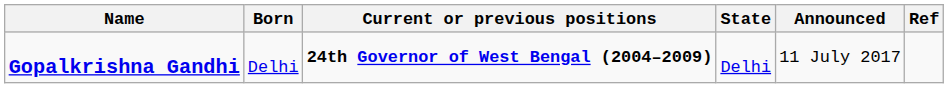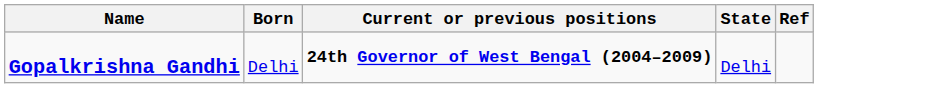- column: (840, 18)
